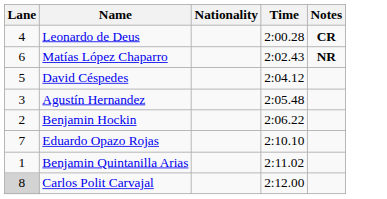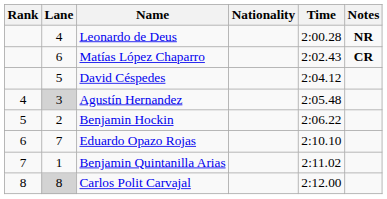+ column: (23, 15)
(326, 36) CR -> (363, 36) NR
(326, 57) NR -> (363, 57) CR
(22, 99) no background -> (59, 99) lightgrey background
